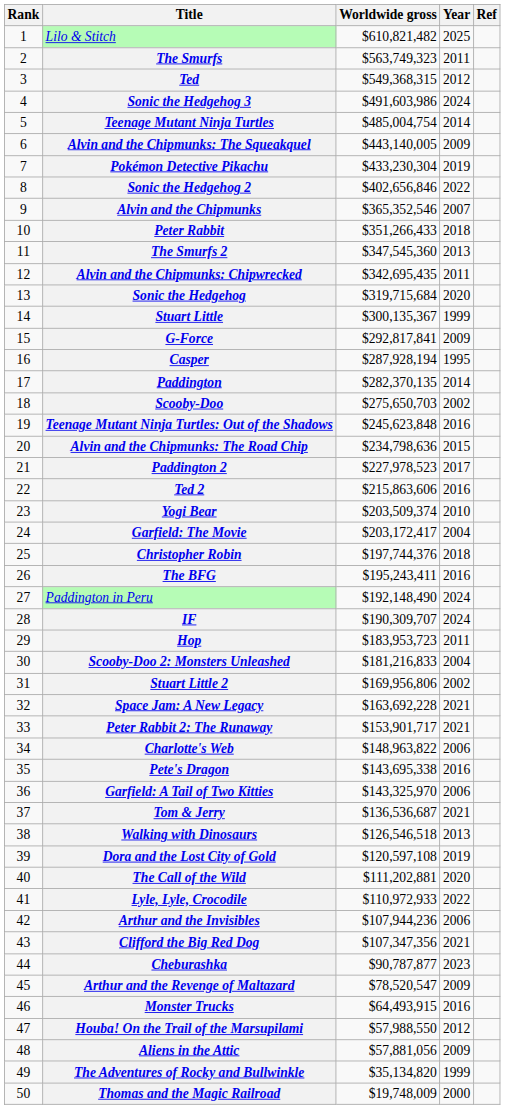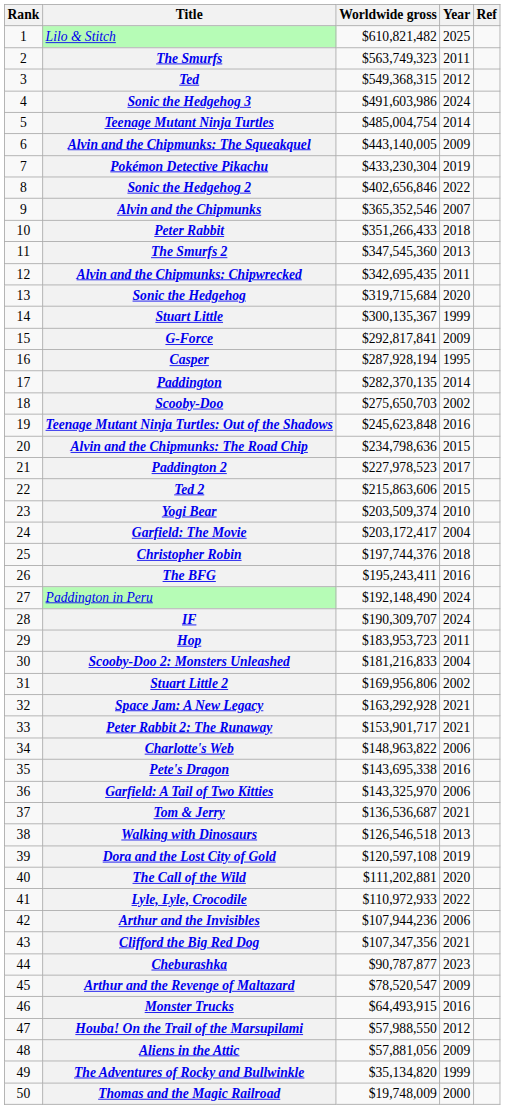(457, 489) 2016 -> (457, 489) 2015
(399, 705) $163,692,228 -> (399, 705) $163,292,928
